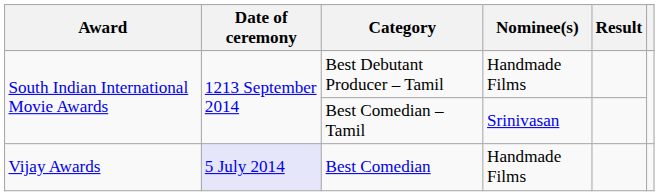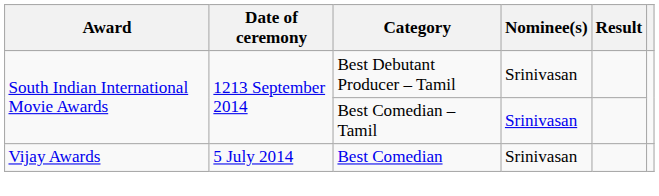(524, 74) Handmade Films -> (541, 74) Srinivasan
(245, 166) lavender background -> (253, 157) no background
(524, 166) Handmade Films -> (541, 157) Srinivasan
